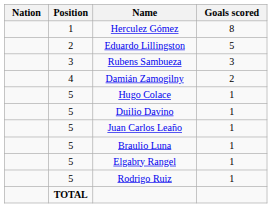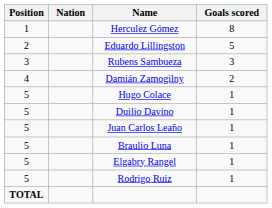columns swapped: (71, 12) <-> (26, 12)
